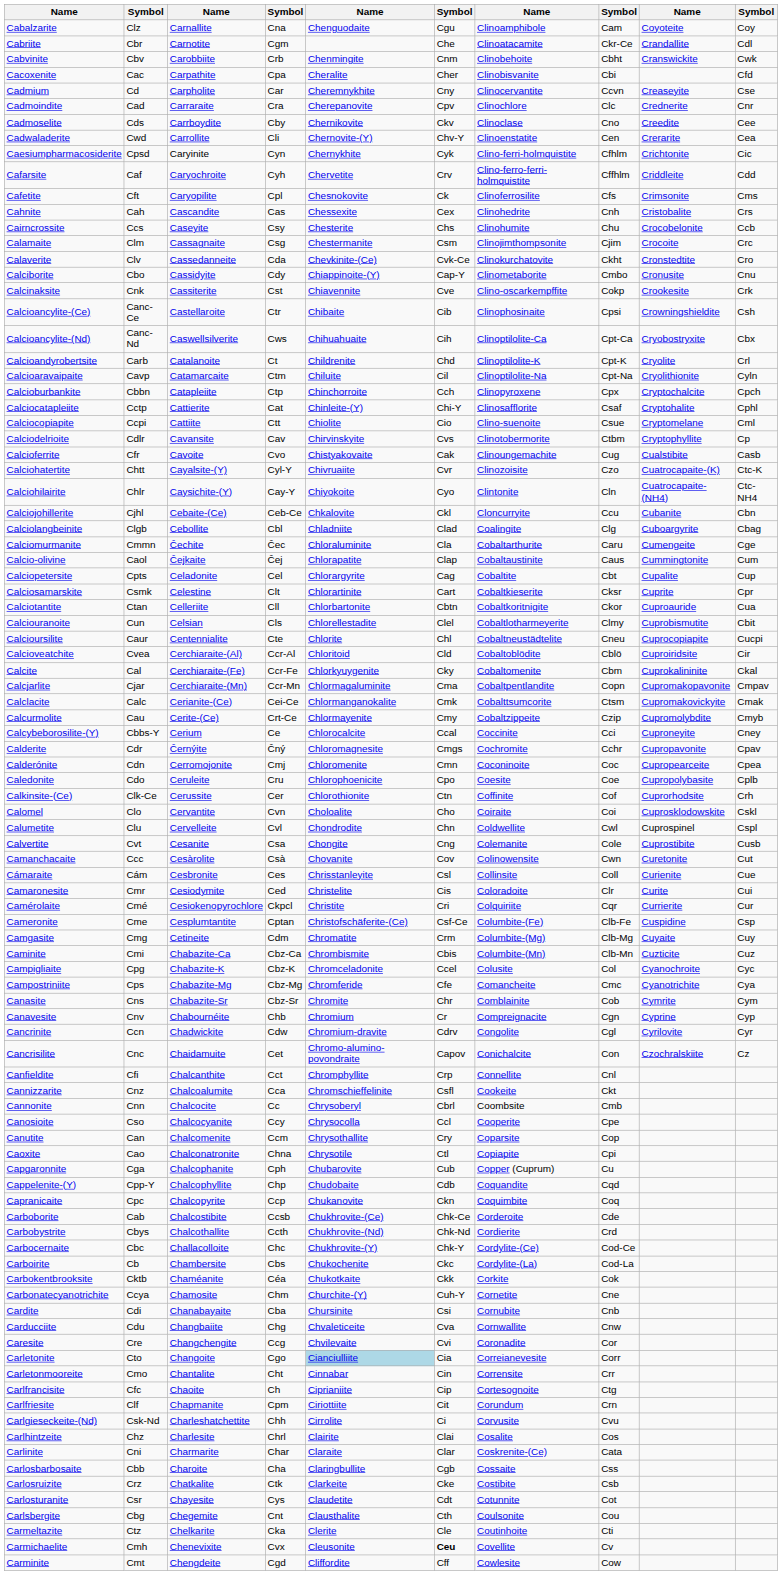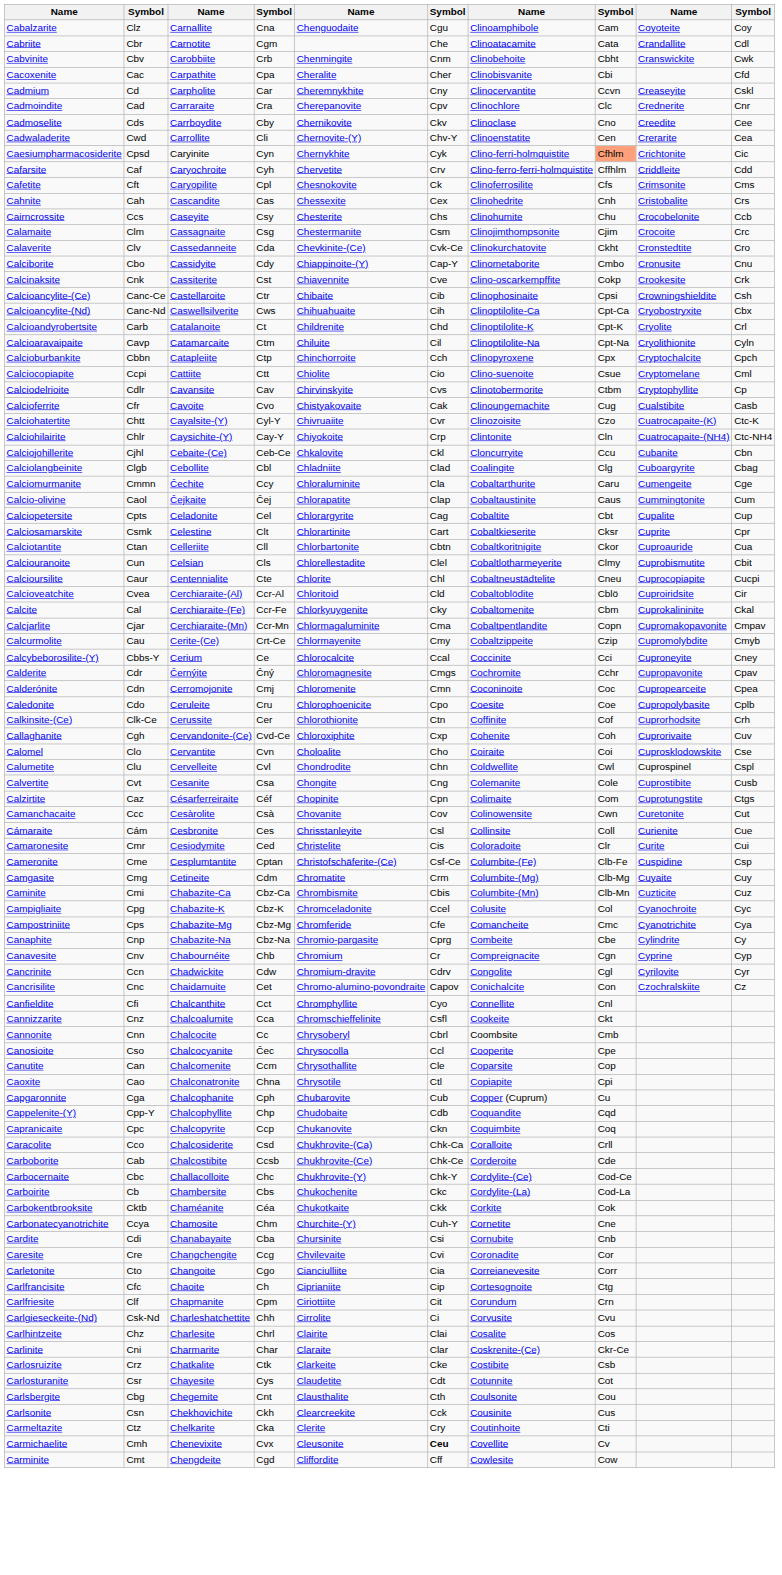(617, 43) Ckr-Ce -> (608, 43) Cata
(746, 91) Cse -> (744, 91) Cskl
(614, 153) no background -> (611, 153) lightsalmon background
- row: (43, 407)
(445, 491) Cyo -> (438, 437) Crp
(276, 544) Čec -> (265, 484) Ccy
- row: (28, 702)
+ row: (34, 736)
(747, 812) Cskl -> (743, 751) Cse
+ row: (26, 798)
- row: (33, 906)
+ row: (29, 940)
- row: (26, 1000)
(445, 1075) Crp -> (439, 1003) Cyo
(276, 1122) Ccy -> (265, 1050) Čec
(444, 1137) Cry -> (437, 1066) Cle
+ row: (29, 1145)
- row: (36, 1232)
- row: (31, 1326)
(333, 1358) lightblue background -> (322, 1270) no background
- row: (45, 1373)
(612, 1452) Cata -> (613, 1349) Ckr-Ce
- row: (44, 1468)
+ row: (29, 1412)
(444, 1531) Cle -> (437, 1428) Cry
